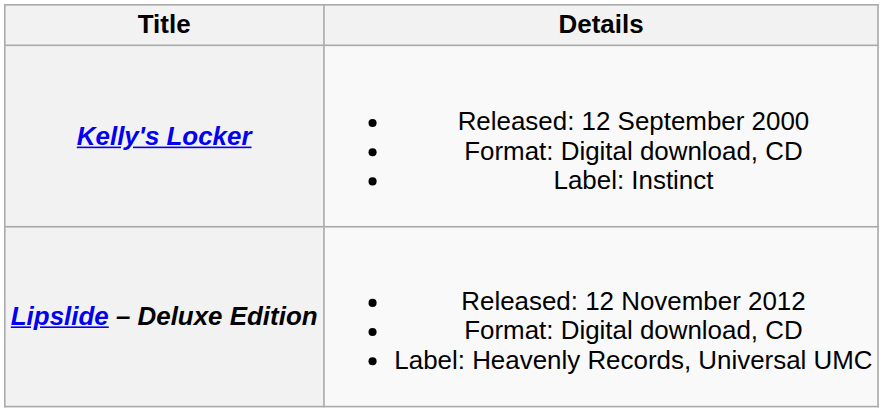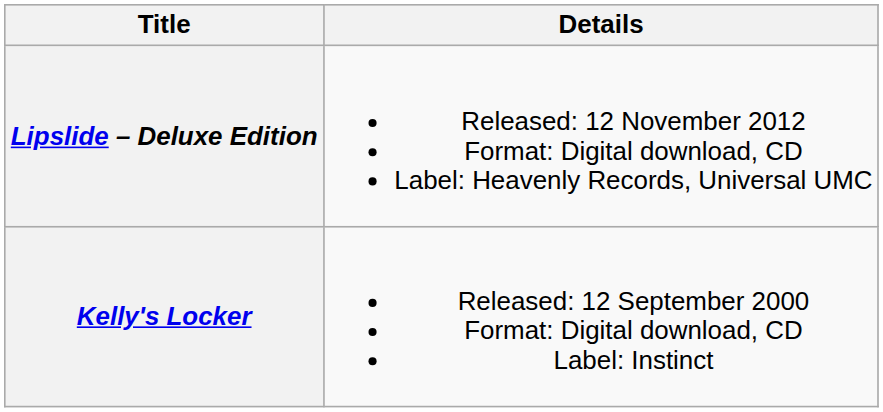rows swapped: (164, 135) <-> (164, 316)
